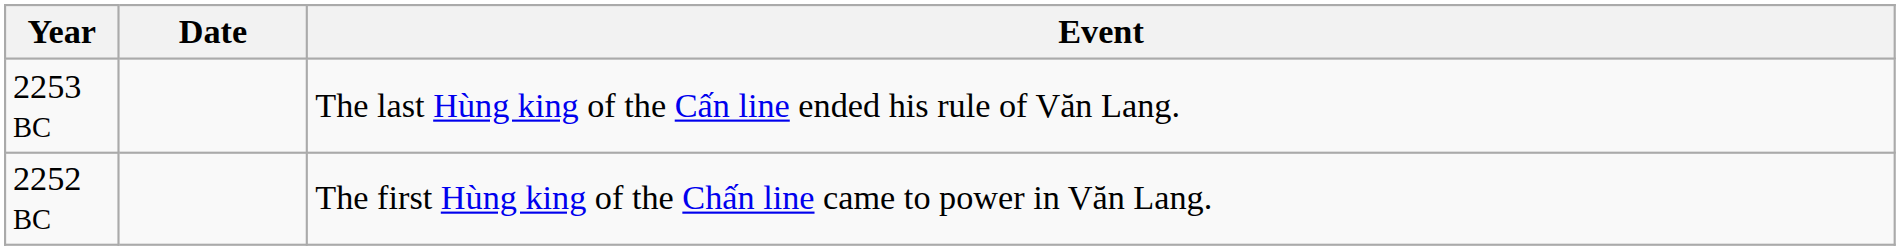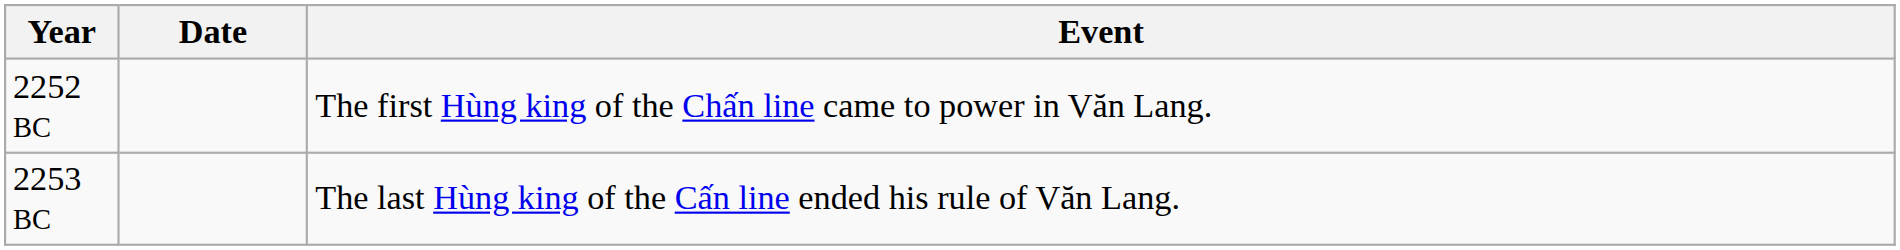rows swapped: (47, 105) <-> (47, 198)
